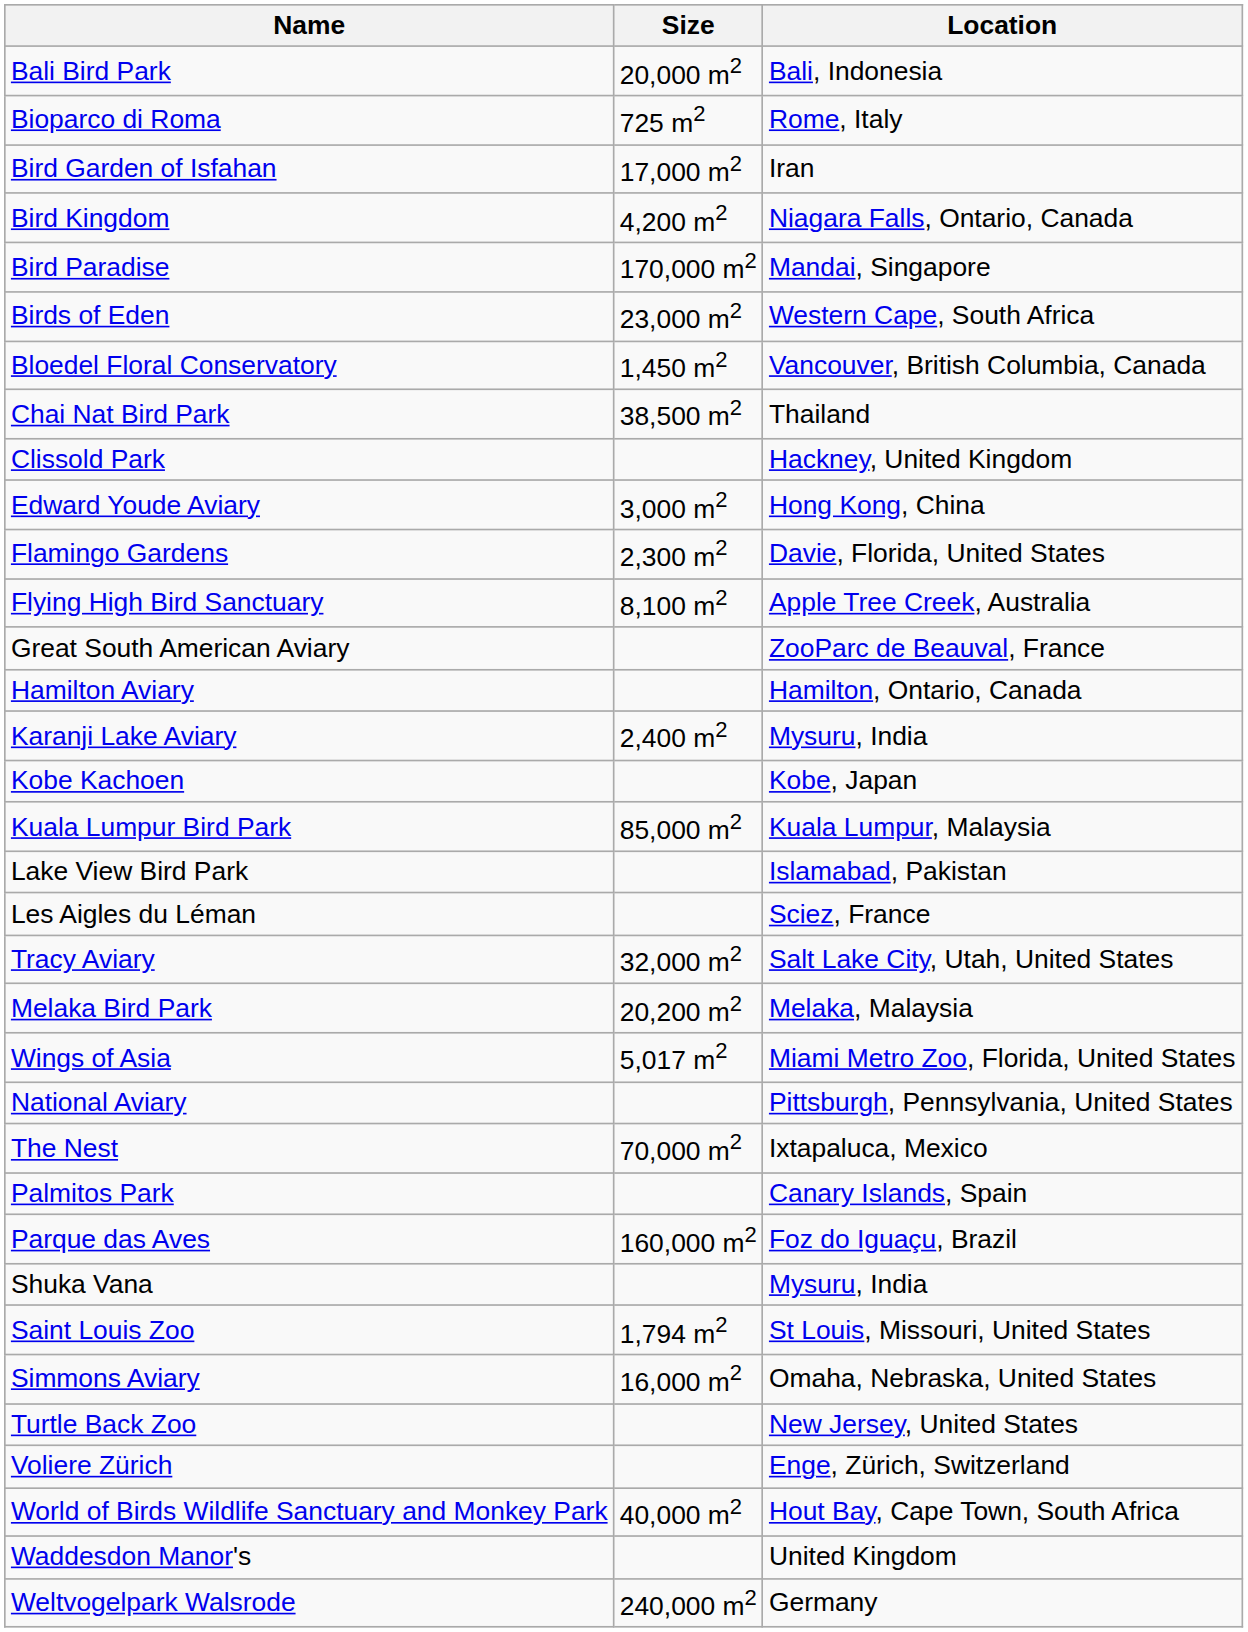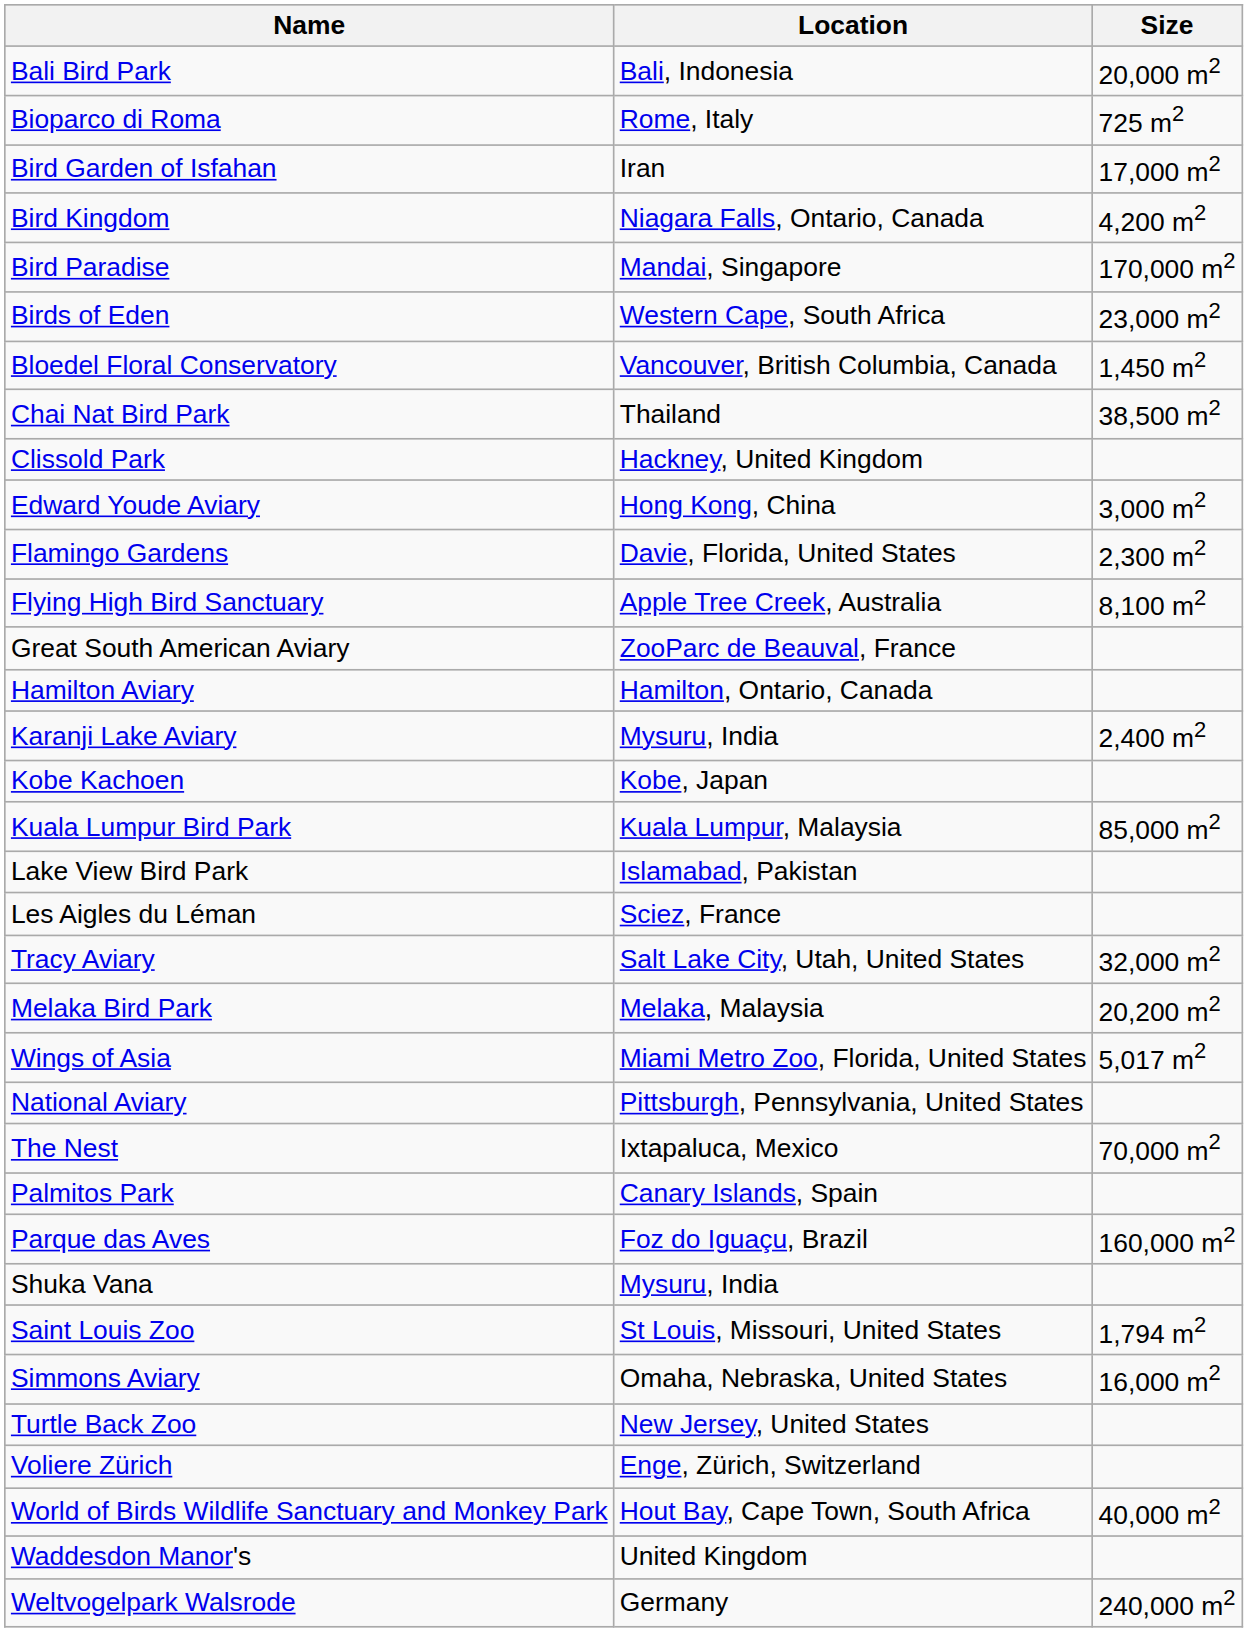columns swapped: (1002, 25) <-> (688, 25)
